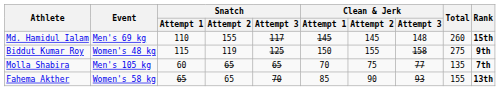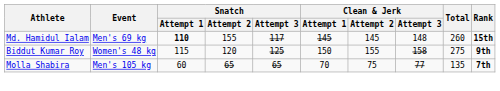(182, 38) normal -> (182, 38) bold
(229, 52) 119 -> (229, 52) 120
- row: (38, 79)
